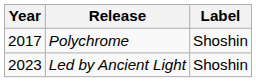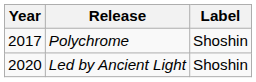(25, 64) 2023 -> (25, 64) 2020
